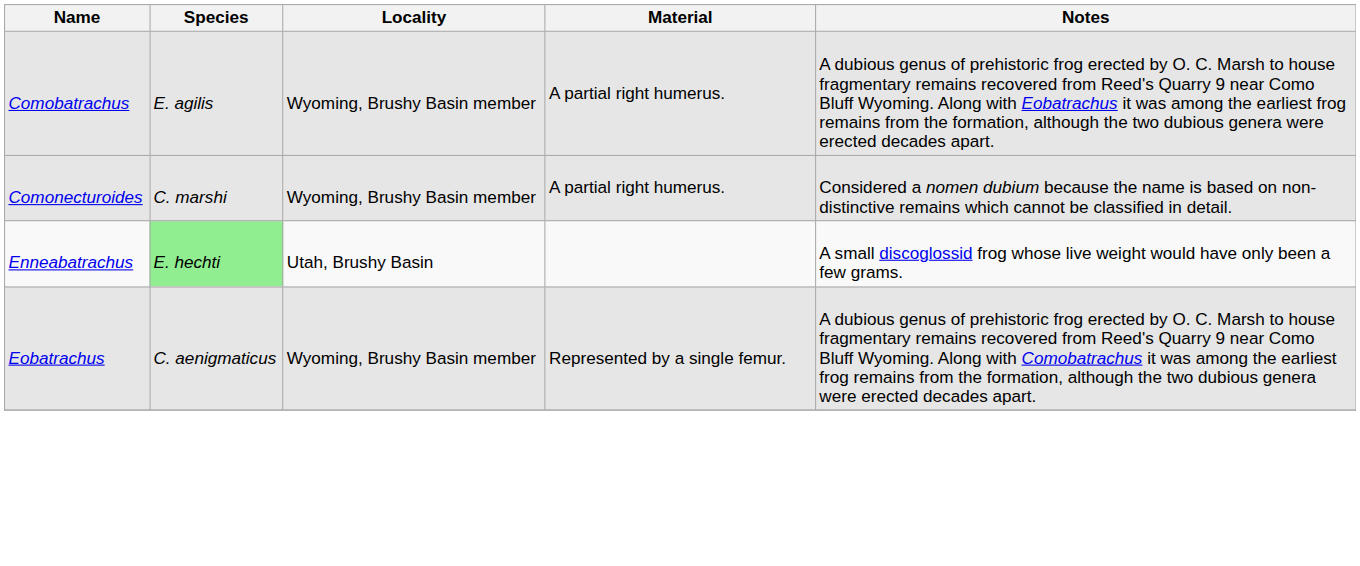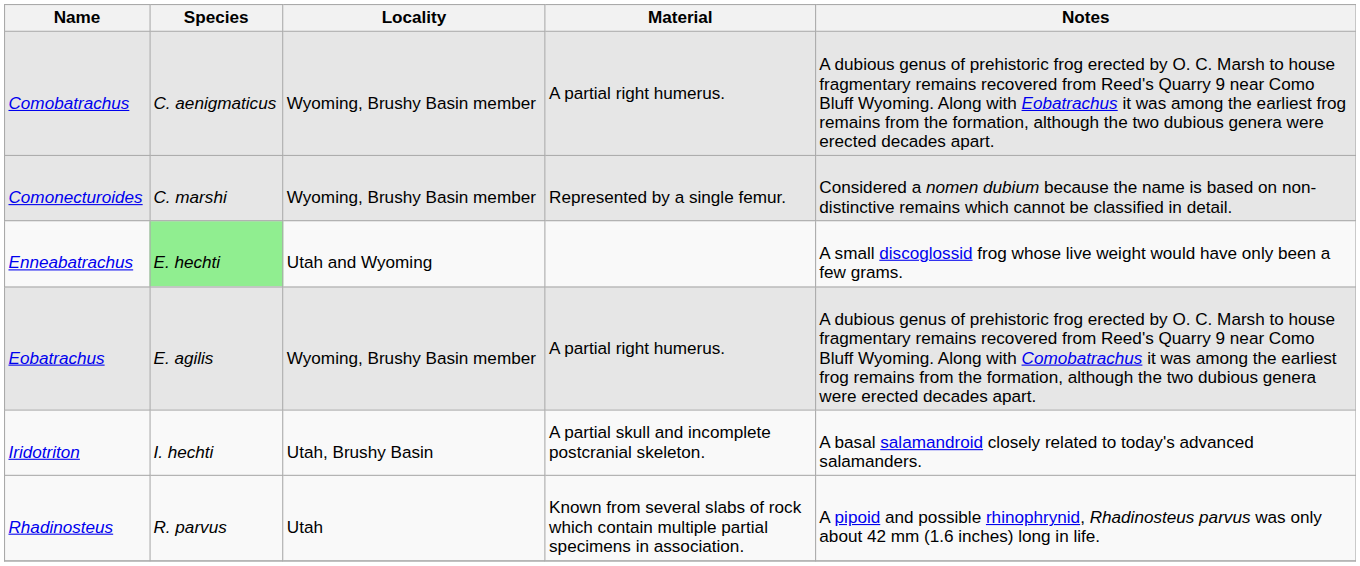(183, 103) E. agilis -> (215, 103) C. aenigmaticus
(637, 187) A partial right humerus. -> (668, 197) Represented by a single femur.
(360, 263) Utah, Brushy Basin -> (359, 263) Utah and Wyoming
(215, 357) C. aenigmaticus -> (183, 357) E. agilis
(668, 357) Represented by a single femur. -> (637, 348) A partial right humerus.
+ row: (44, 452)
+ row: (61, 527)
